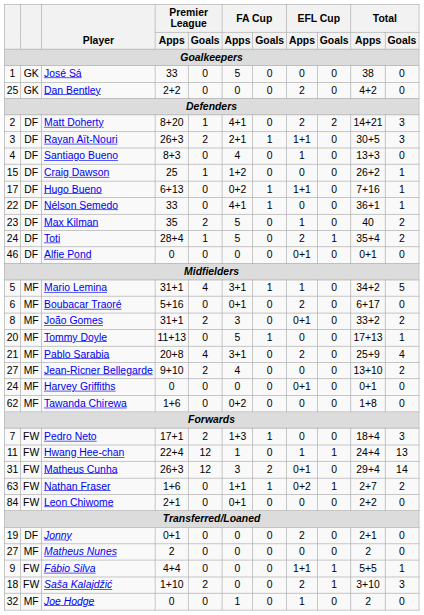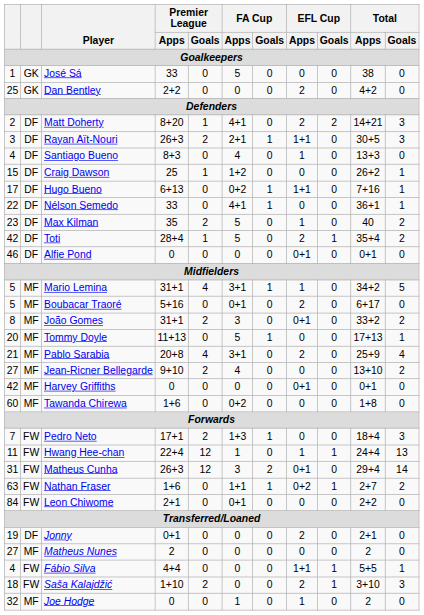(13, 238) 24 -> (13, 238) 42
(13, 304) 6 -> (13, 304) 5
(13, 387) 24 -> (13, 387) 42
(13, 403) 62 -> (13, 403) 60
(13, 568) 9 -> (13, 568) 4
